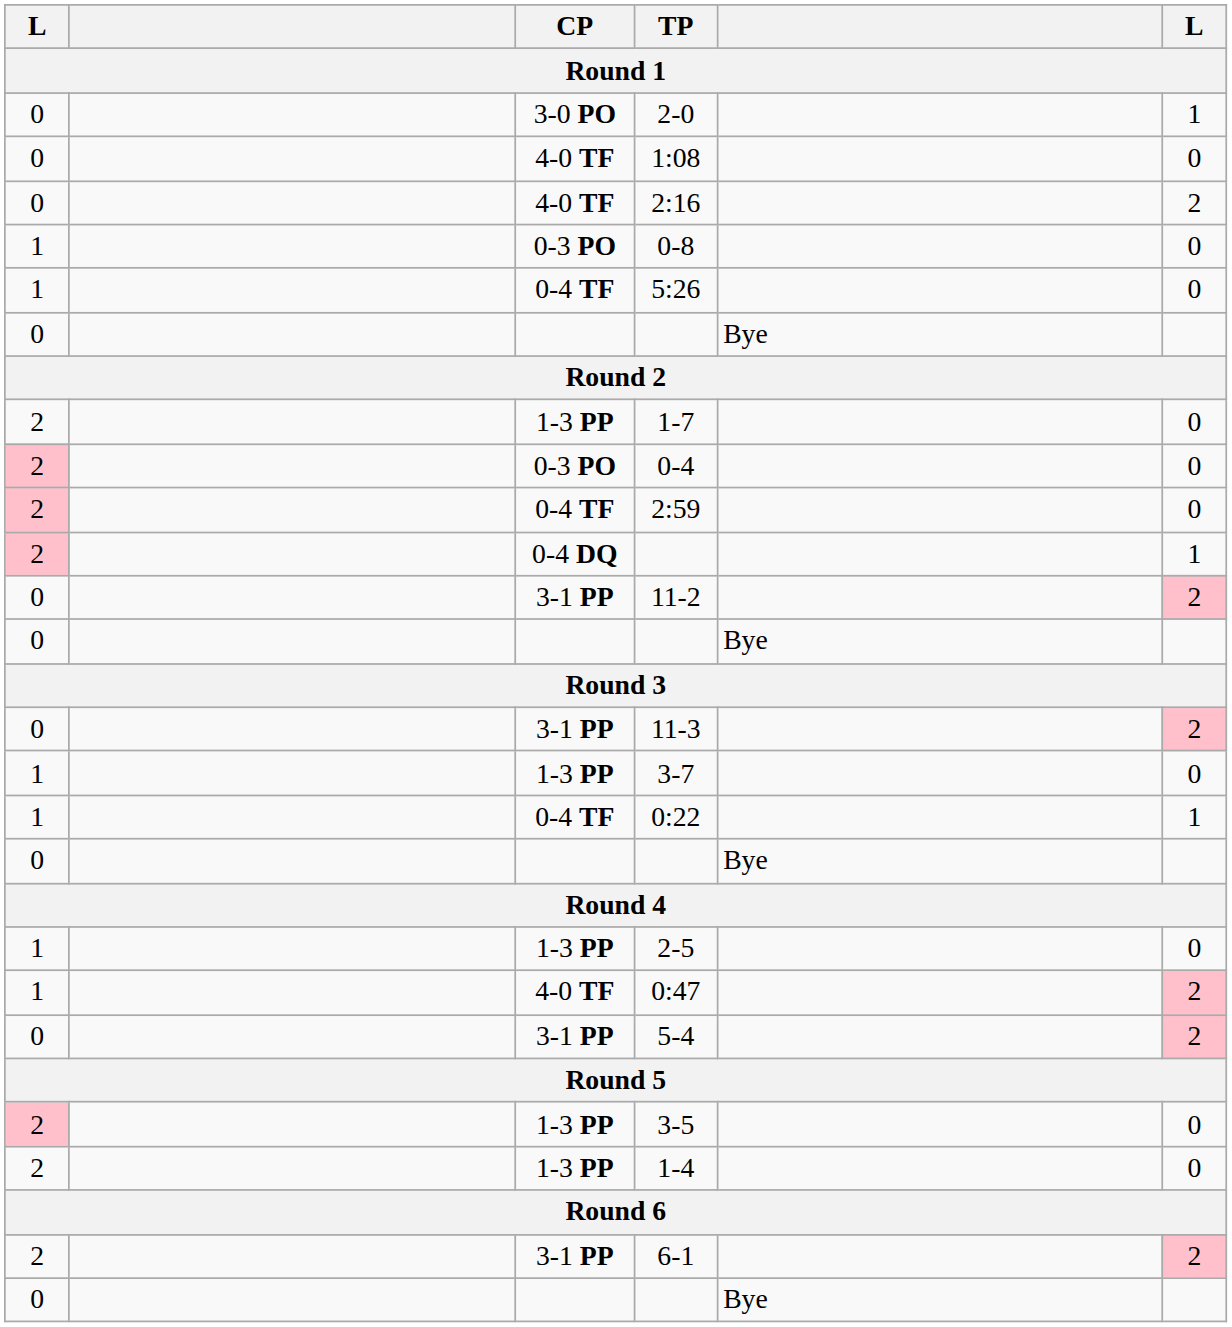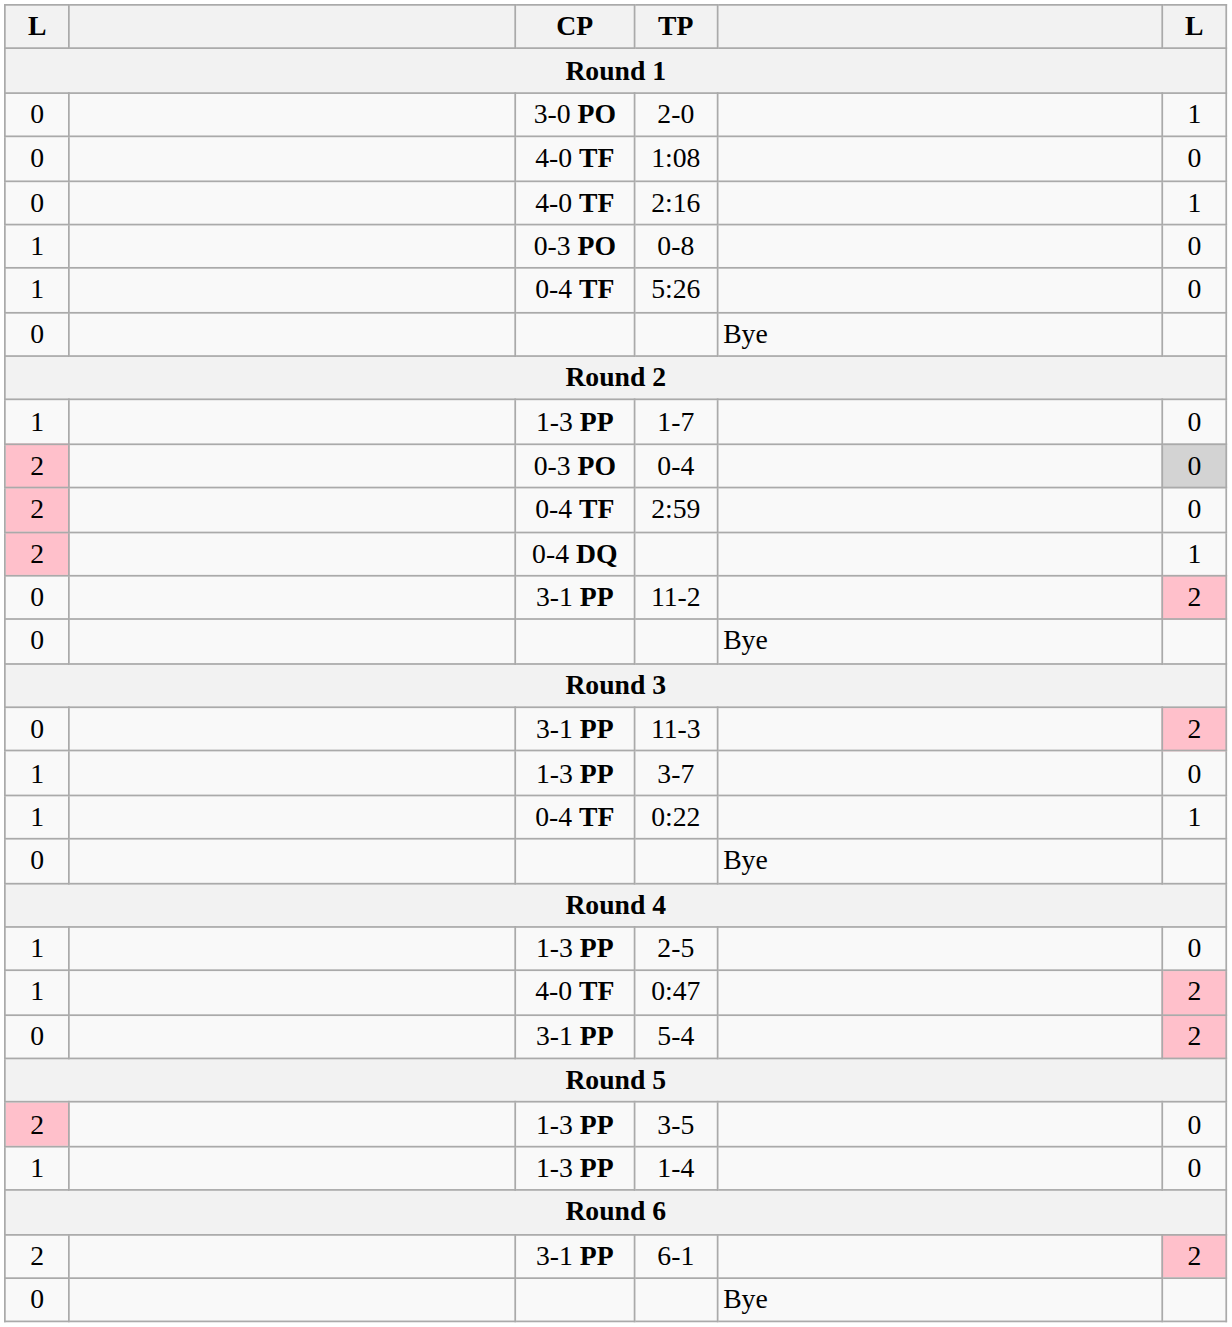(1194, 202) 2 -> (1194, 202) 1
(37, 421) 2 -> (37, 421) 1
(1194, 465) no background -> (1194, 465) lightgrey background
(37, 1167) 2 -> (37, 1167) 1
